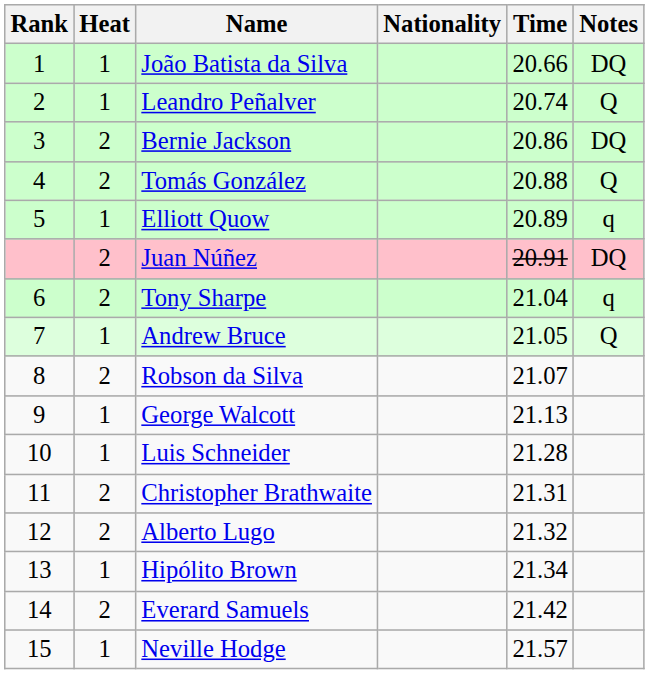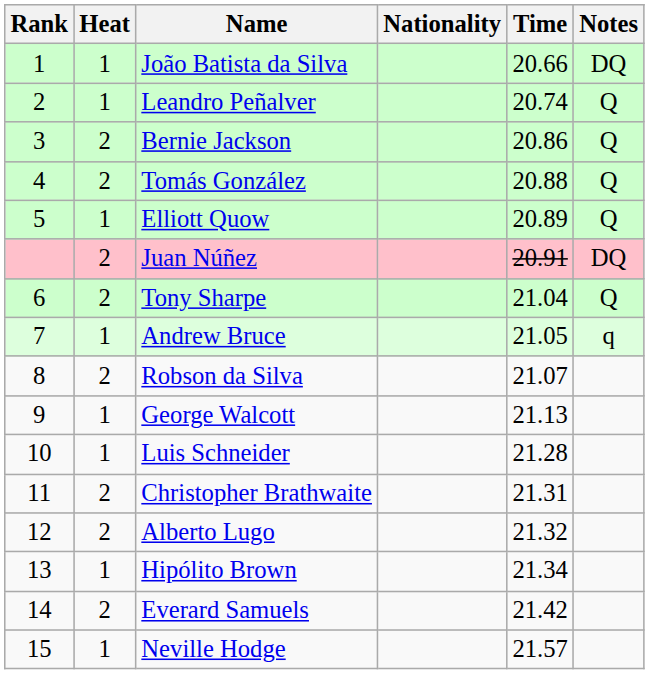(609, 141) DQ -> (609, 141) Q
(609, 219) q -> (609, 219) Q
(609, 297) q -> (609, 297) Q
(609, 336) Q -> (609, 336) q
